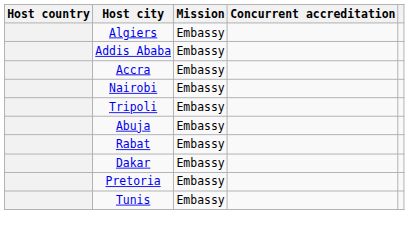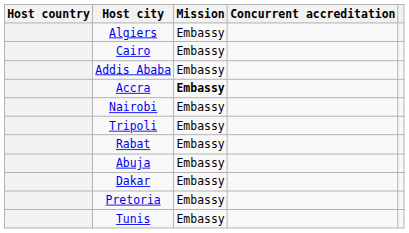+ row: (133, 51)
(201, 70) normal -> (201, 88) bold
rows swapped: (133, 144) <-> (133, 126)
